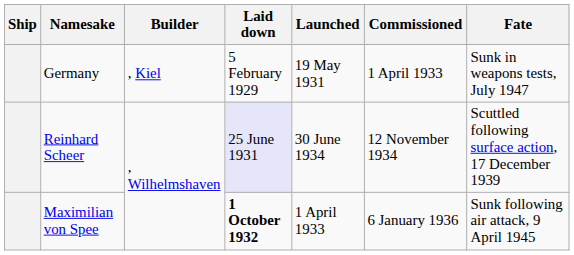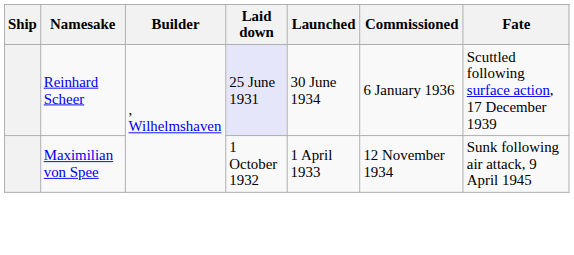- row: (71, 73)
(408, 147) 12 November 1934 -> (409, 90) 6 January 1936
(254, 221) bold -> (253, 163) normal
(413, 221) 6 January 1936 -> (404, 163) 12 November 1934
